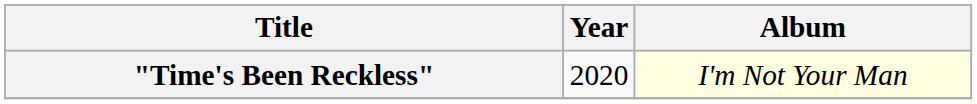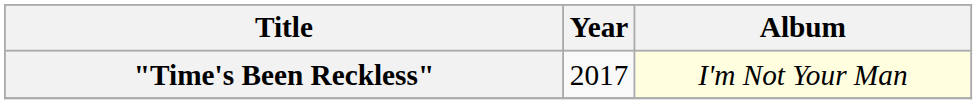(599, 74) 2020 -> (599, 74) 2017
